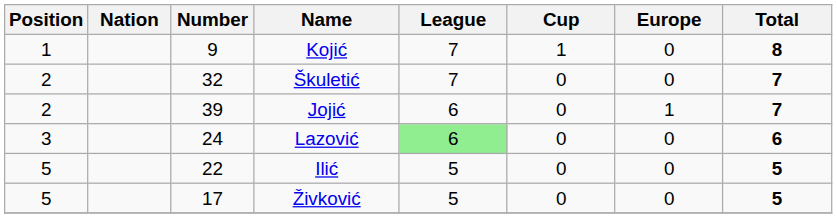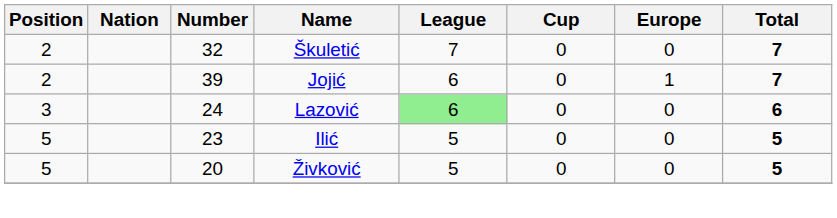- row: (327, 50)
(213, 169) 22 -> (213, 139) 23
(213, 199) 17 -> (213, 169) 20
